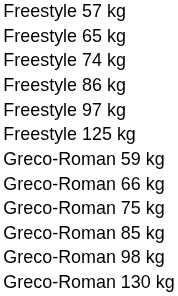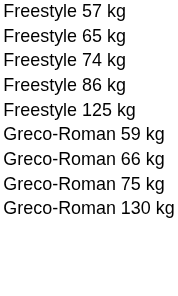- row: (65, 109)
- row: (84, 233)
- row: (84, 257)
